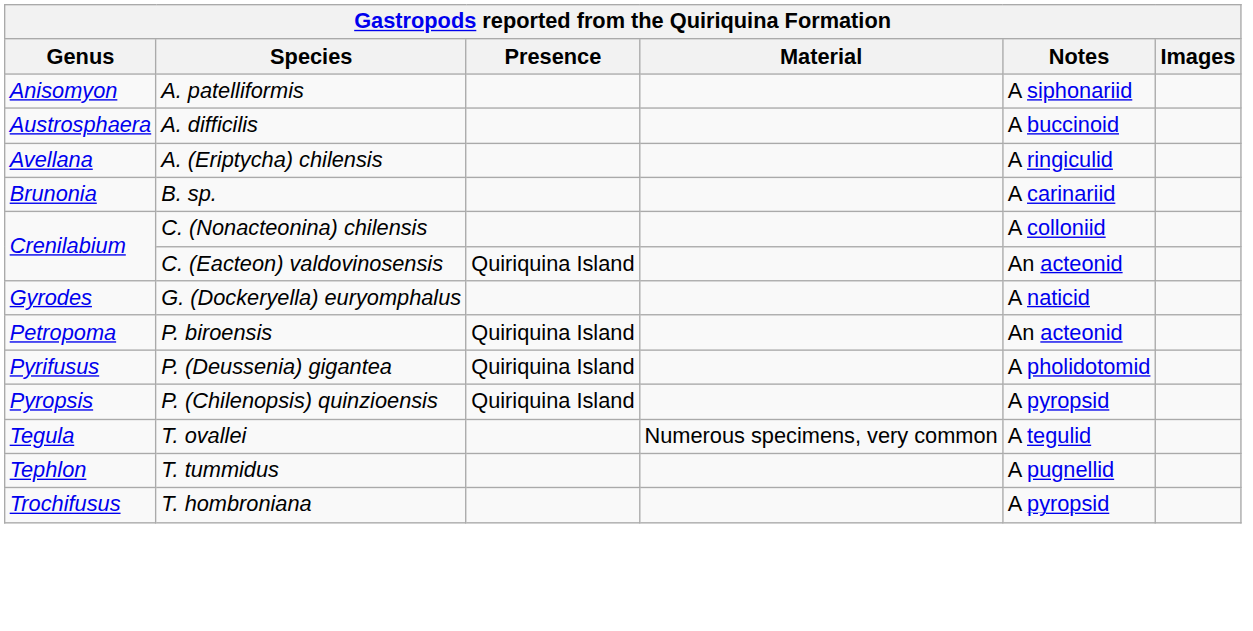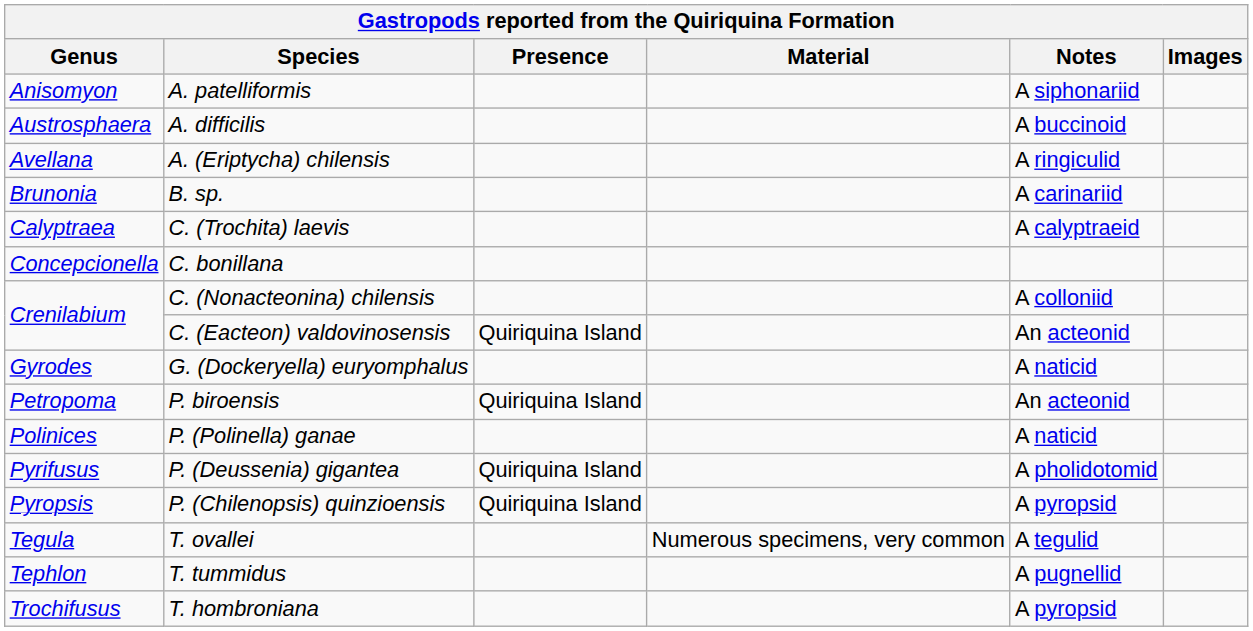+ row: (259, 228)
+ row: (226, 263)
+ row: (262, 435)
